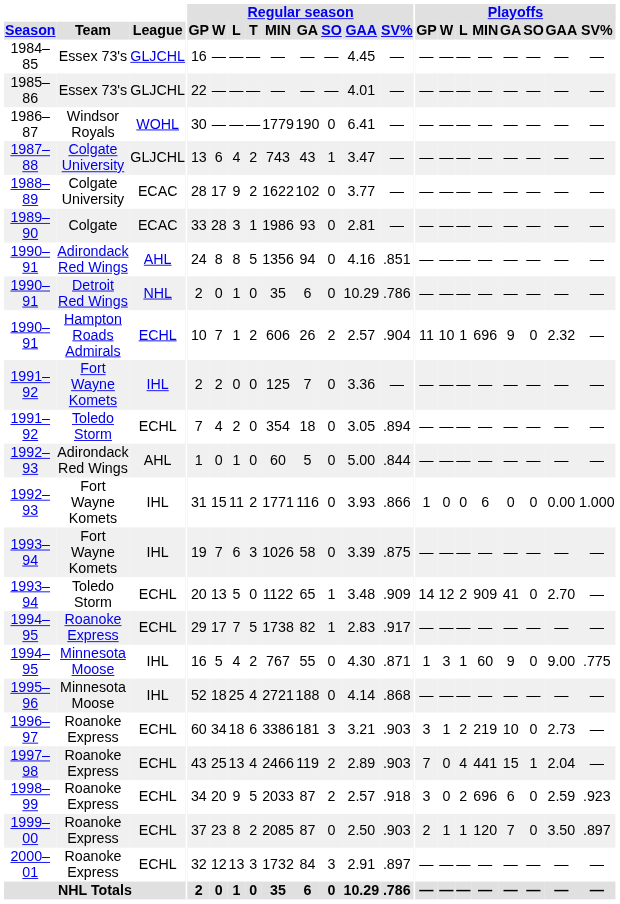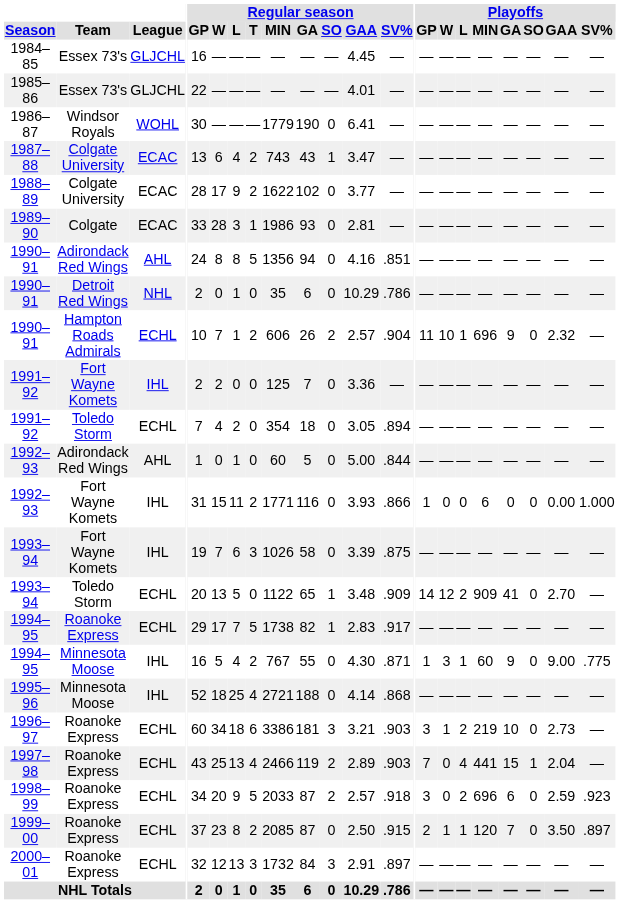(158, 158) GLJCHL -> (158, 158) ECAC
(397, 830) .903 -> (397, 830) .915
